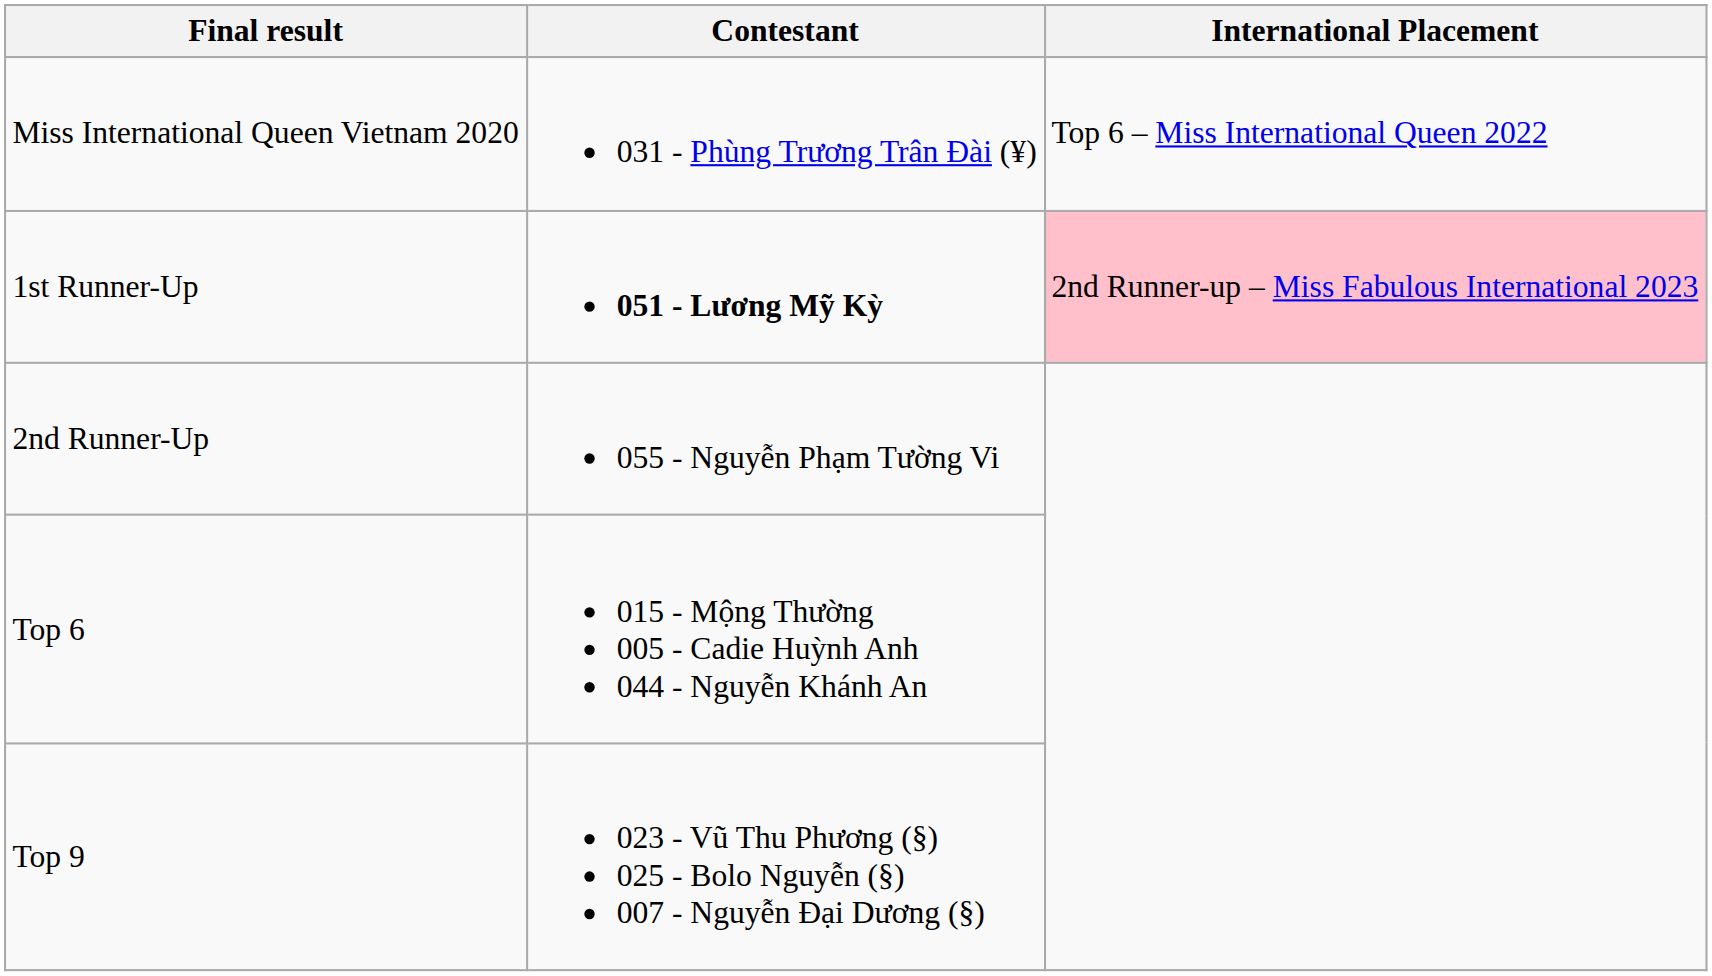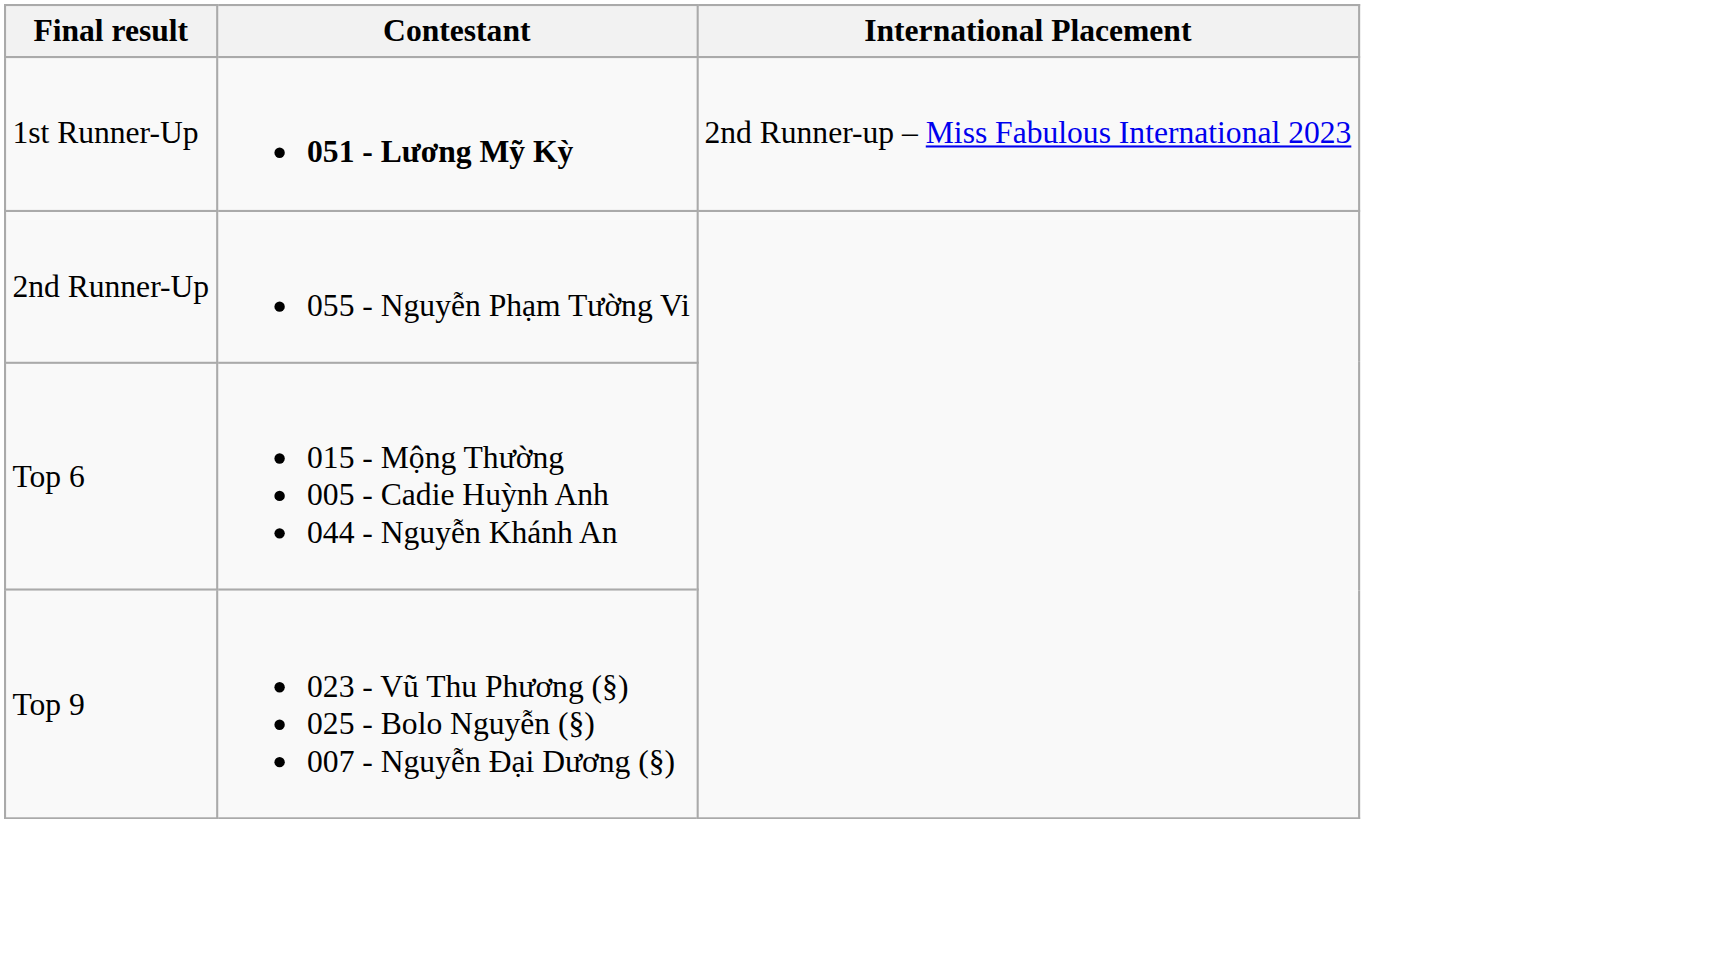- row: (266, 133)
(1375, 285) pink background -> (1028, 133) no background
